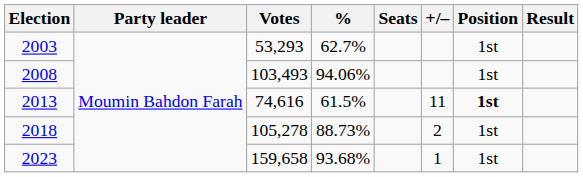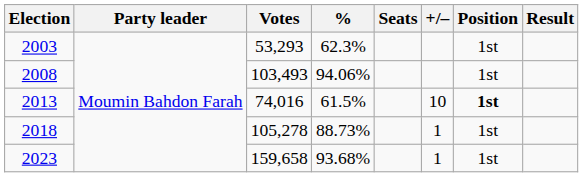(343, 46) 62.7% -> (343, 46) 62.3%
(279, 102) 74,616 -> (279, 102) 74,016
(437, 102) 11 -> (437, 102) 10
(437, 130) 2 -> (437, 130) 1
